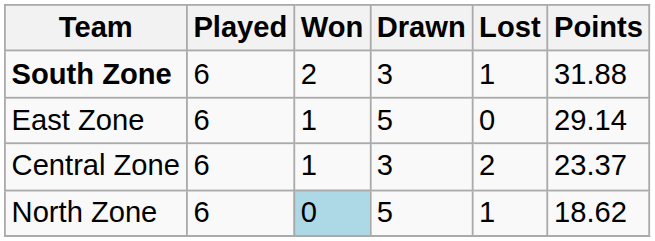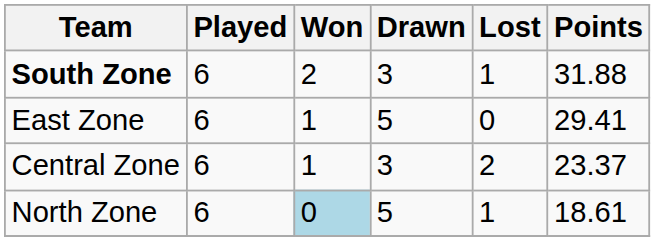(590, 119) 29.14 -> (590, 119) 29.41
(590, 212) 18.62 -> (590, 212) 18.61
